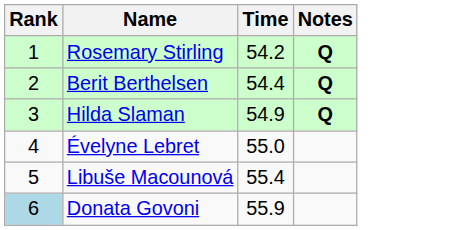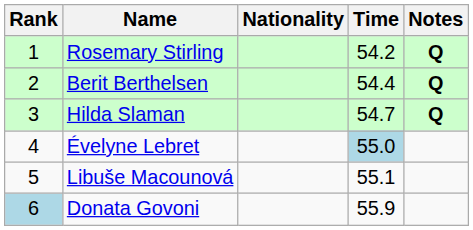+ column: (293, 20)
(266, 114) 54.9 -> (376, 114) 54.7
(266, 146) no background -> (376, 146) lightblue background
(266, 177) 55.4 -> (376, 177) 55.1
